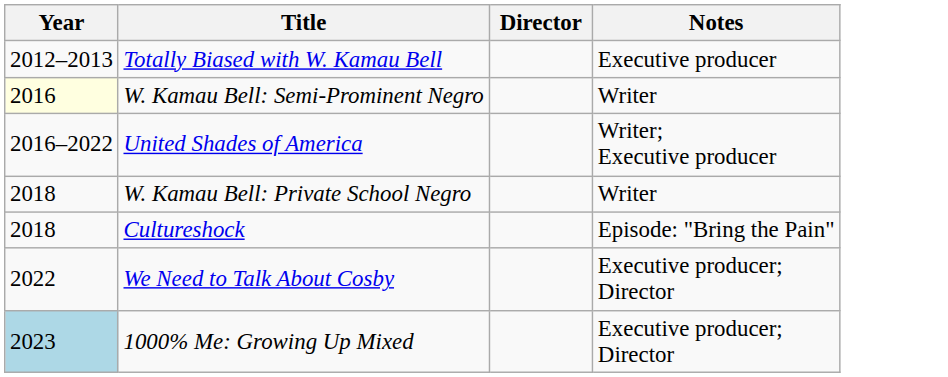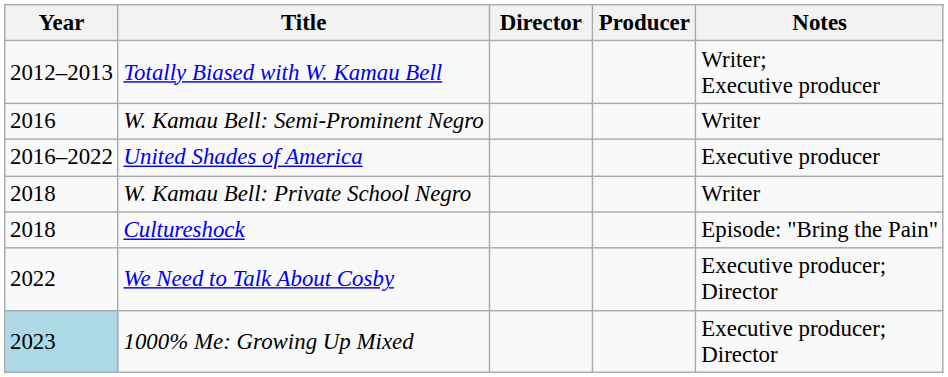+ column: (644, 22)
(687, 58) Executive producer -> (791, 71) Writer; Executive producer
(33, 95) lightyellow background -> (33, 120) no background
(687, 144) Writer; Executive producer -> (791, 157) Executive producer
